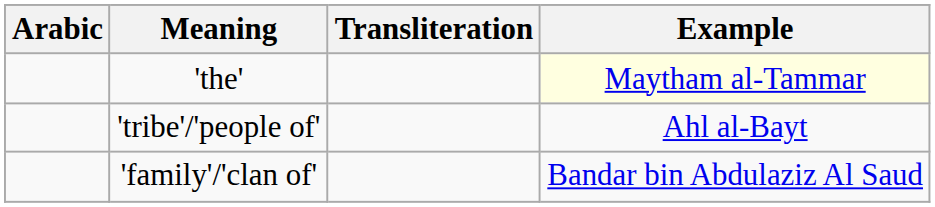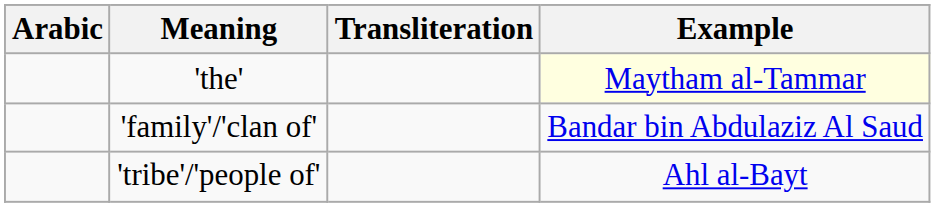rows swapped: (219, 175) <-> (219, 126)
